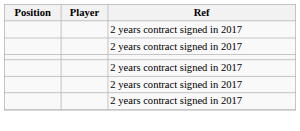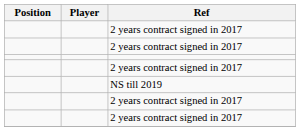+ row: (33, 85)
